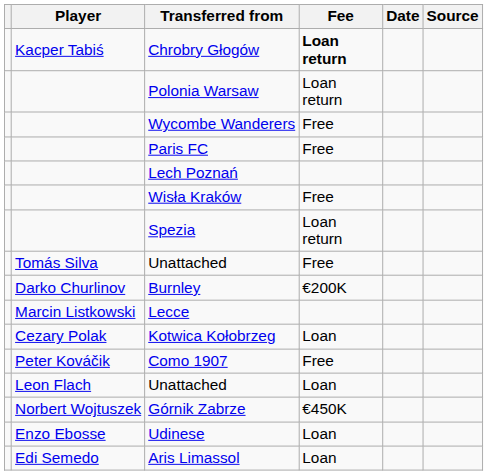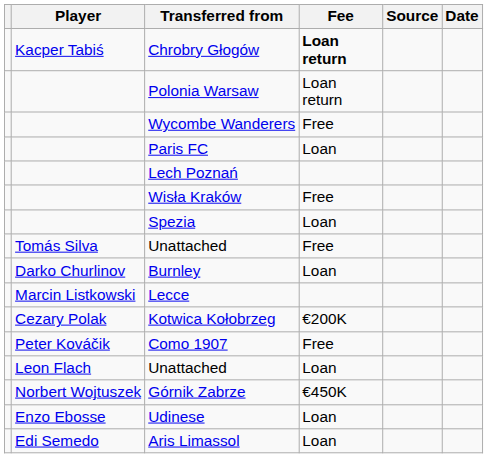columns swapped: (403, 16) <-> (453, 16)
(318, 148) Free -> (319, 148) Loan
(322, 230) Loan return -> (319, 221) Loan
(324, 287) €200K -> (319, 270) Loan
(319, 336) Loan -> (324, 319) €200K
